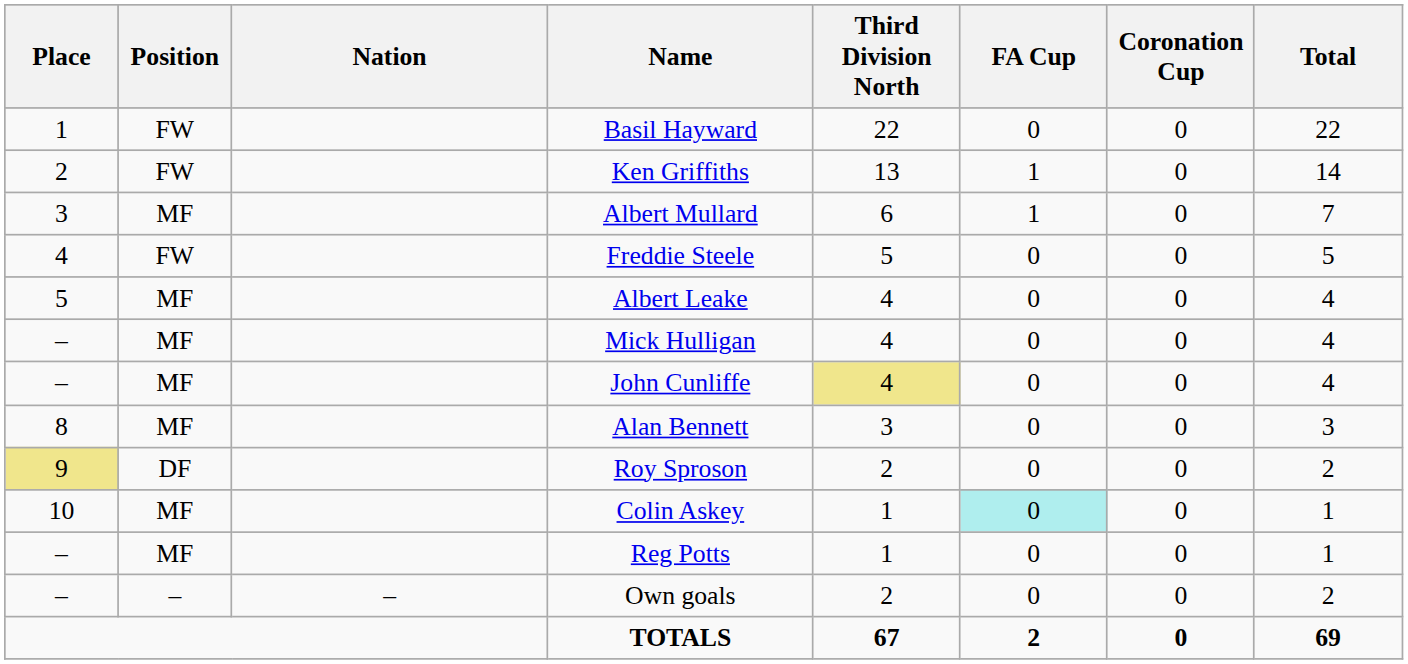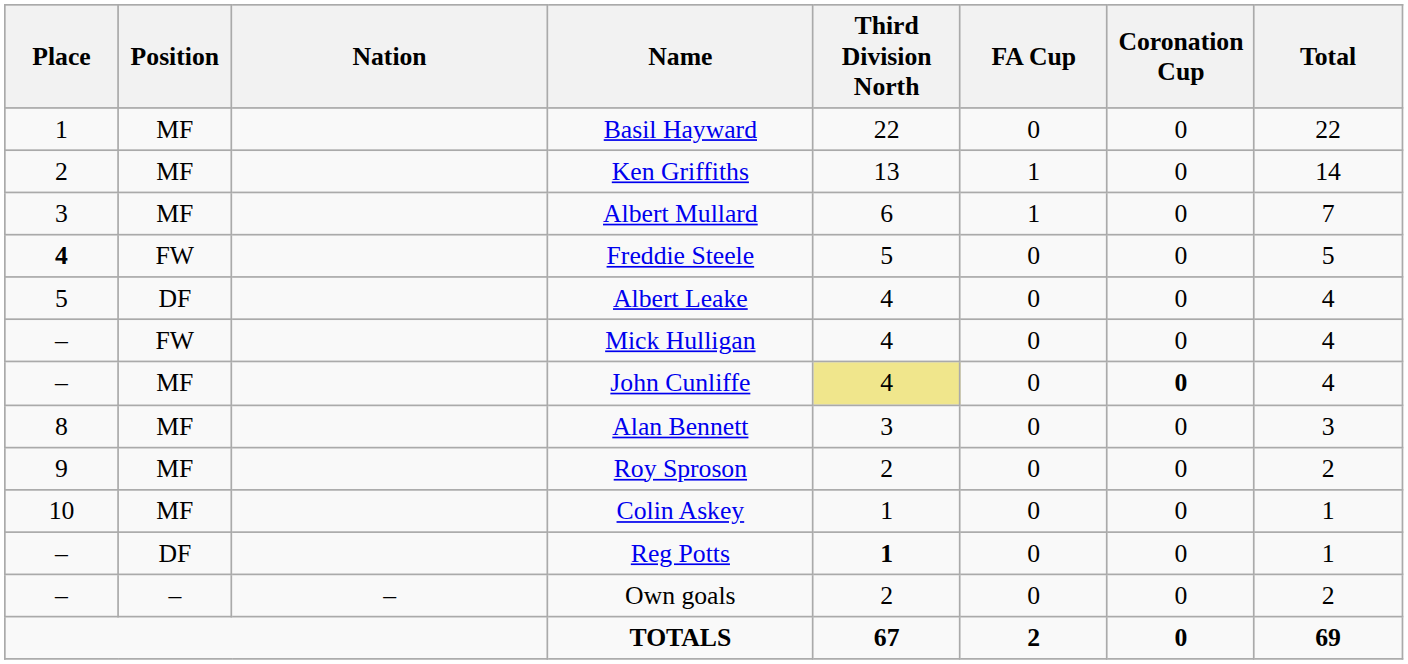(175, 129) FW -> (175, 129) MF
(175, 171) FW -> (175, 171) MF
(62, 256) normal -> (62, 256) bold
(175, 298) MF -> (175, 298) DF
(175, 340) MF -> (175, 340) FW
(1181, 383) normal -> (1181, 383) bold
(62, 467) khaki background -> (62, 467) no background
(175, 467) DF -> (175, 467) MF
(1034, 510) paleturquoise background -> (1034, 510) no background
(175, 552) MF -> (175, 552) DF
(887, 552) normal -> (887, 552) bold
